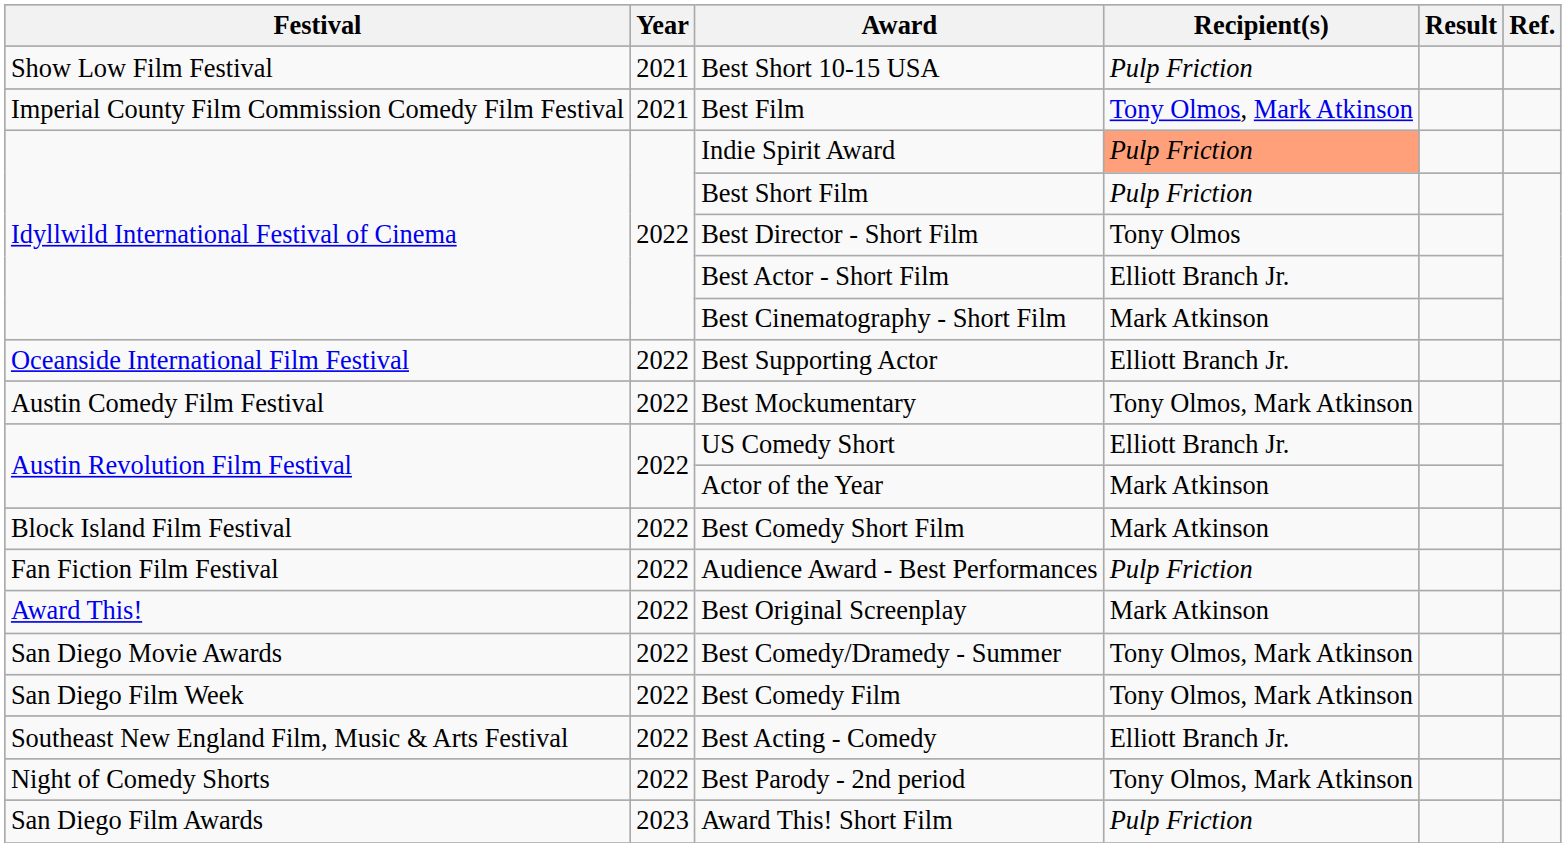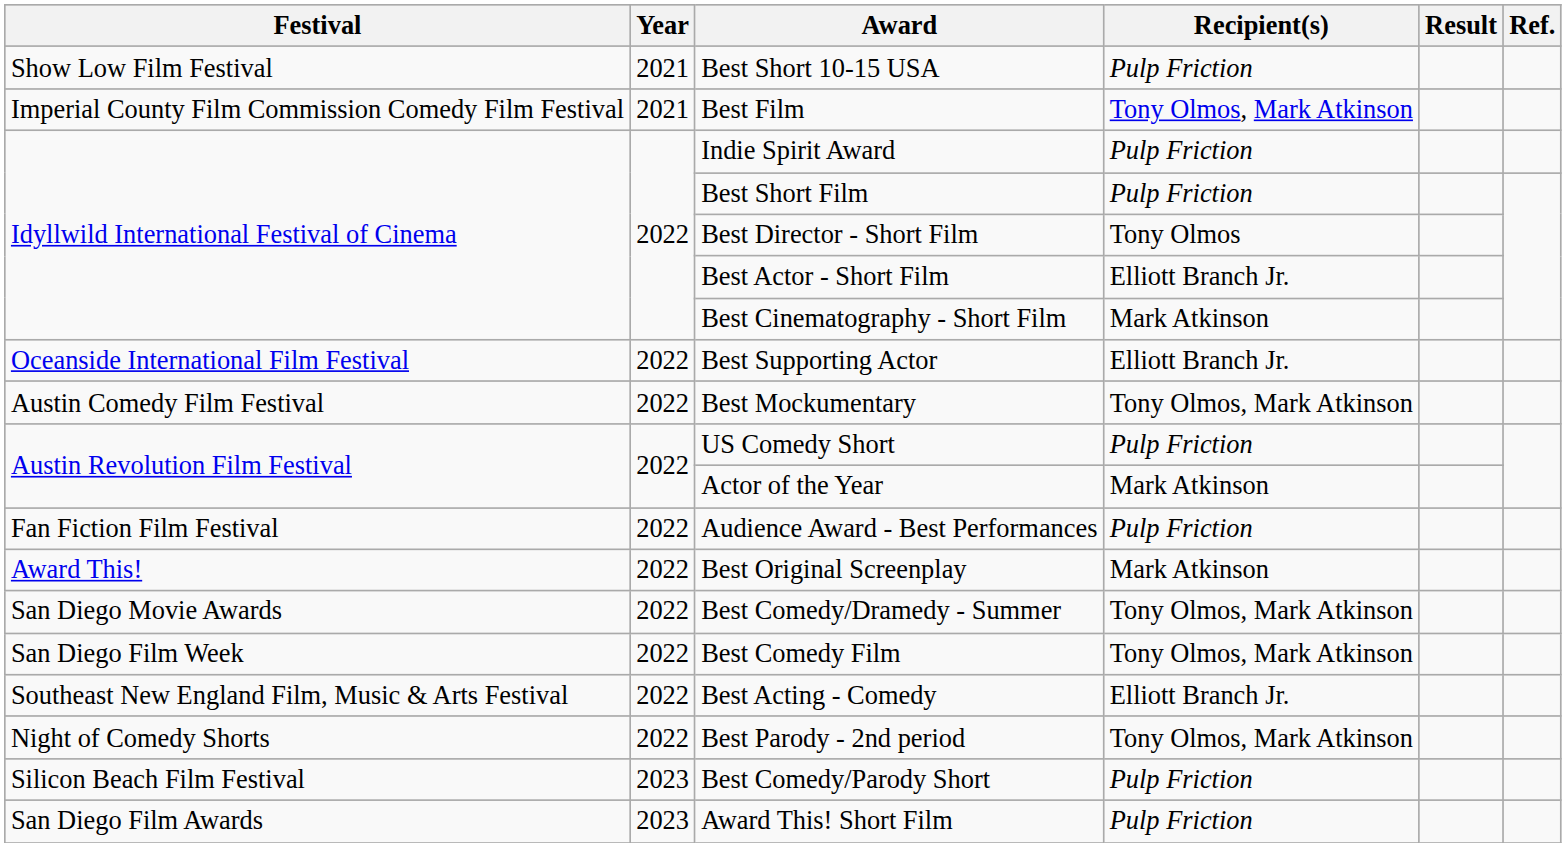(1181, 151) lightsalmon background -> (1181, 151) no background
(1200, 444) Elliott Branch Jr. -> (1181, 444) Pulp Friction
- row: (833, 527)
+ row: (846, 779)
